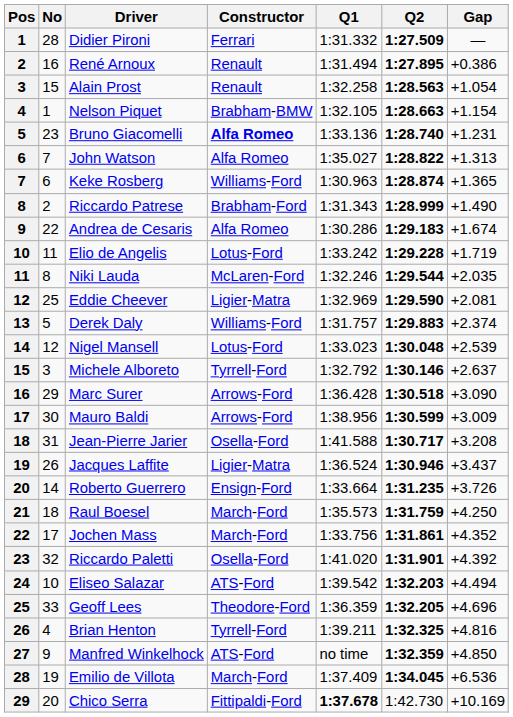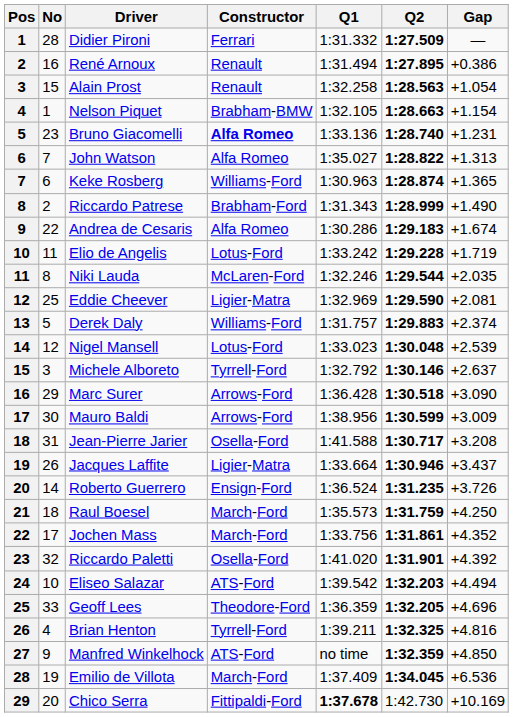(348, 465) 1:36.524 -> (348, 465) 1:33.664
(348, 488) 1:33.664 -> (348, 488) 1:36.524
